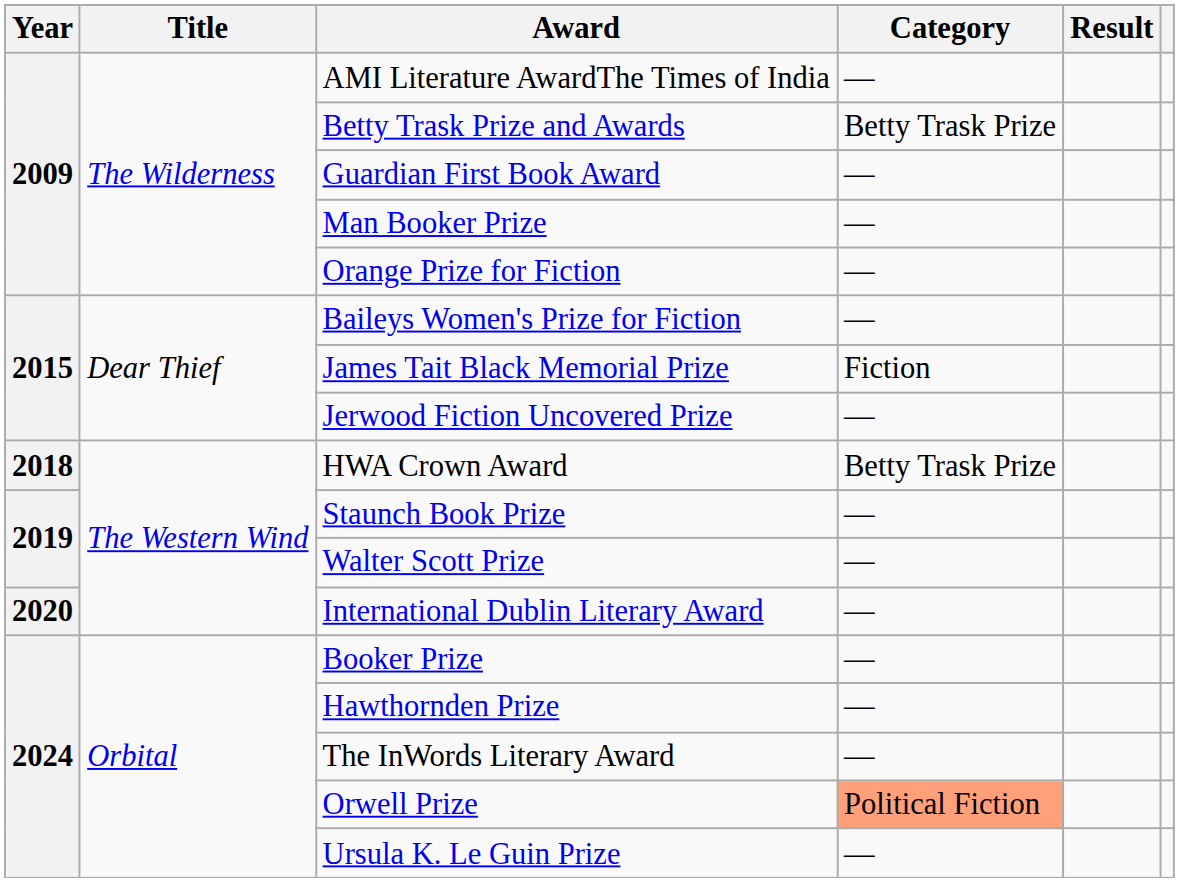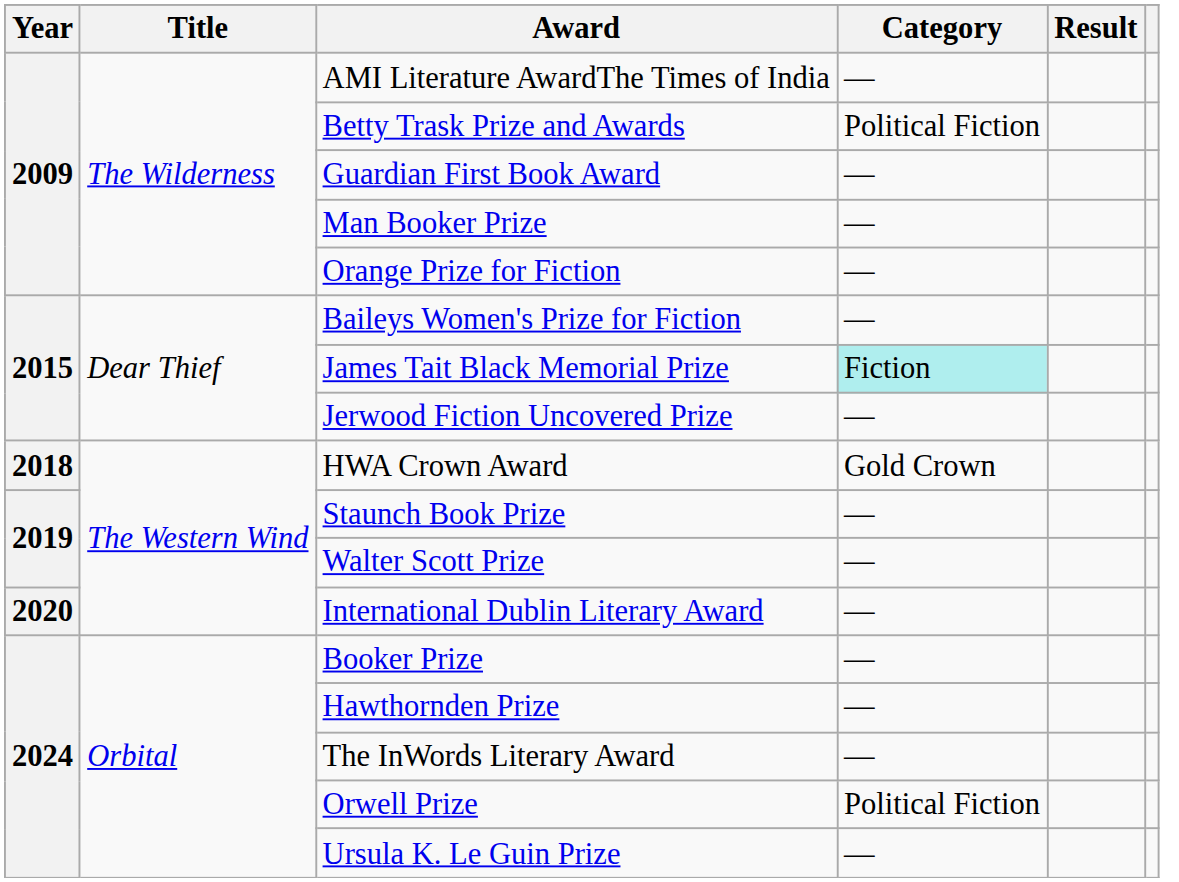(950, 125) Betty Trask Prize -> (942, 125) Political Fiction
(887, 367) no background -> (887, 367) paleturquoise background
(950, 464) Betty Trask Prize -> (920, 464) Gold Crown
(942, 804) lightsalmon background -> (942, 804) no background
